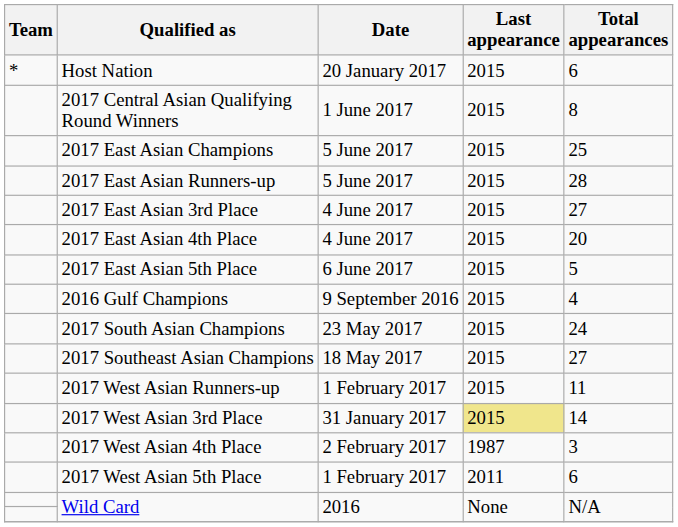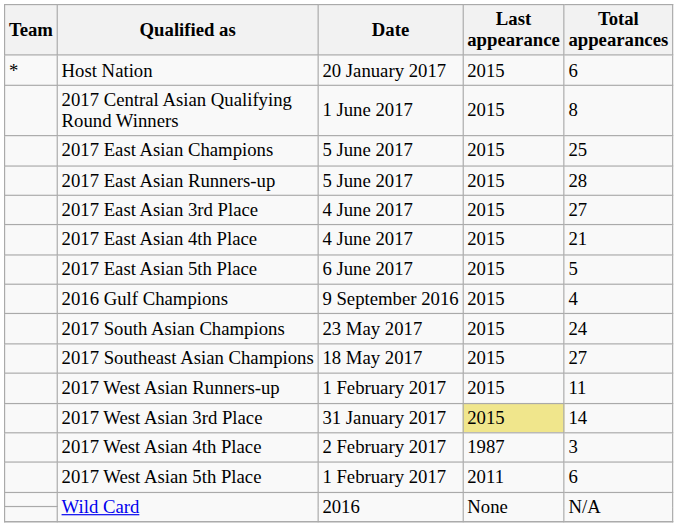(578, 239) 20 -> (578, 239) 21
